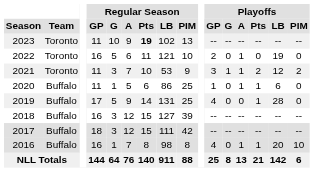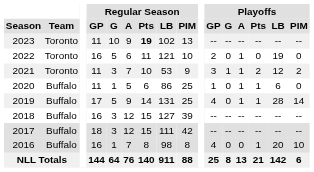(241, 100) 0 -> (241, 100) 1
(299, 100) 0 -> (299, 100) 14
(241, 145) 1 -> (241, 145) 0
